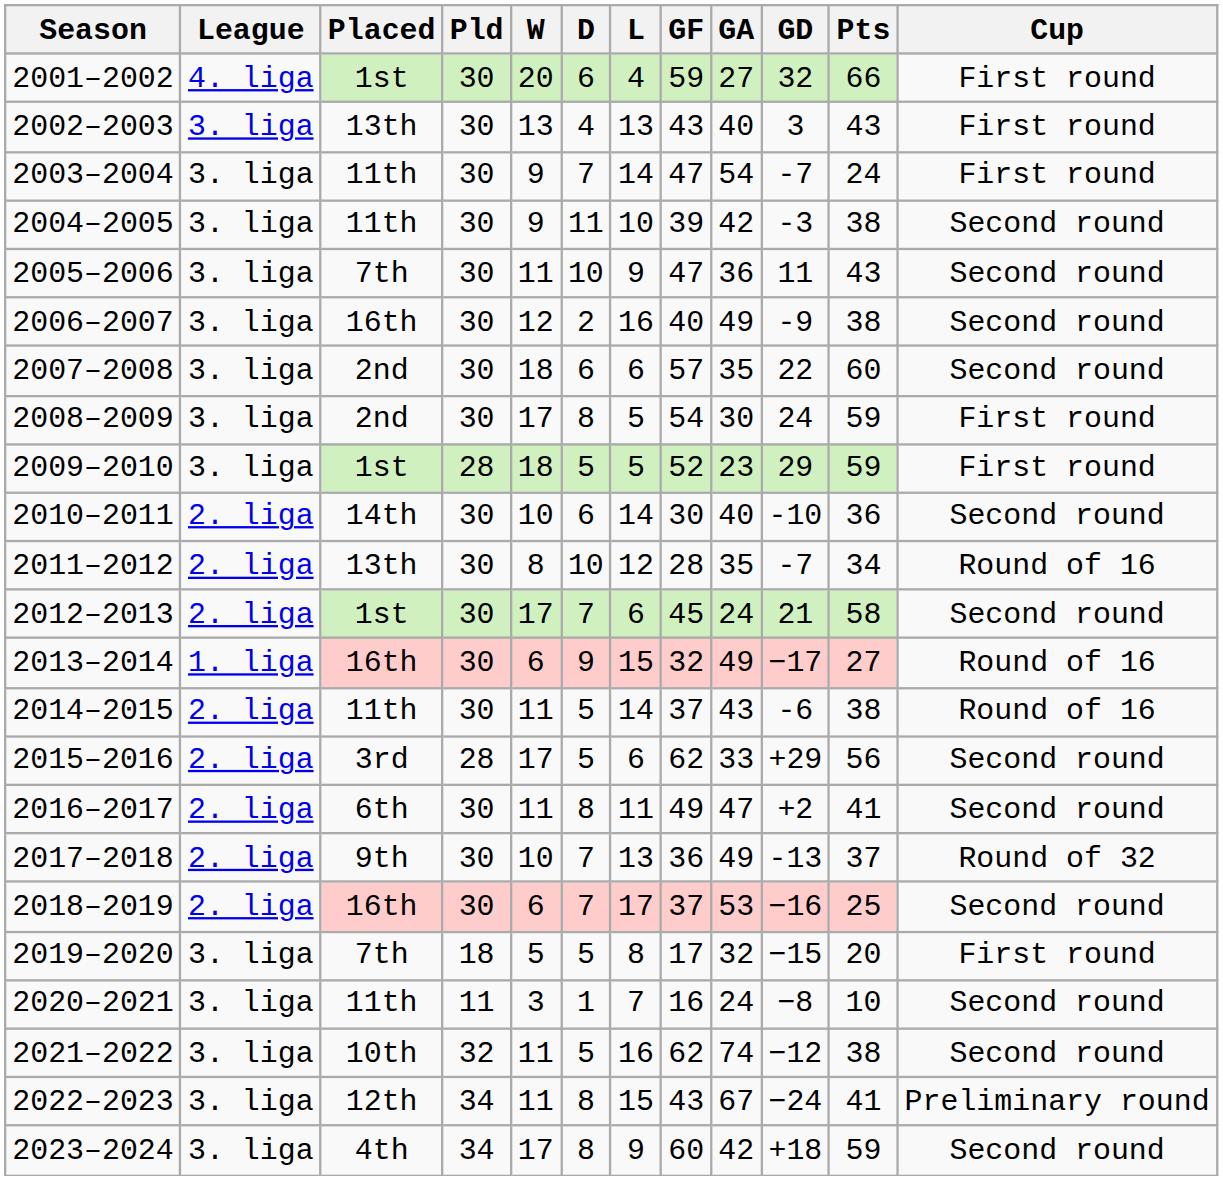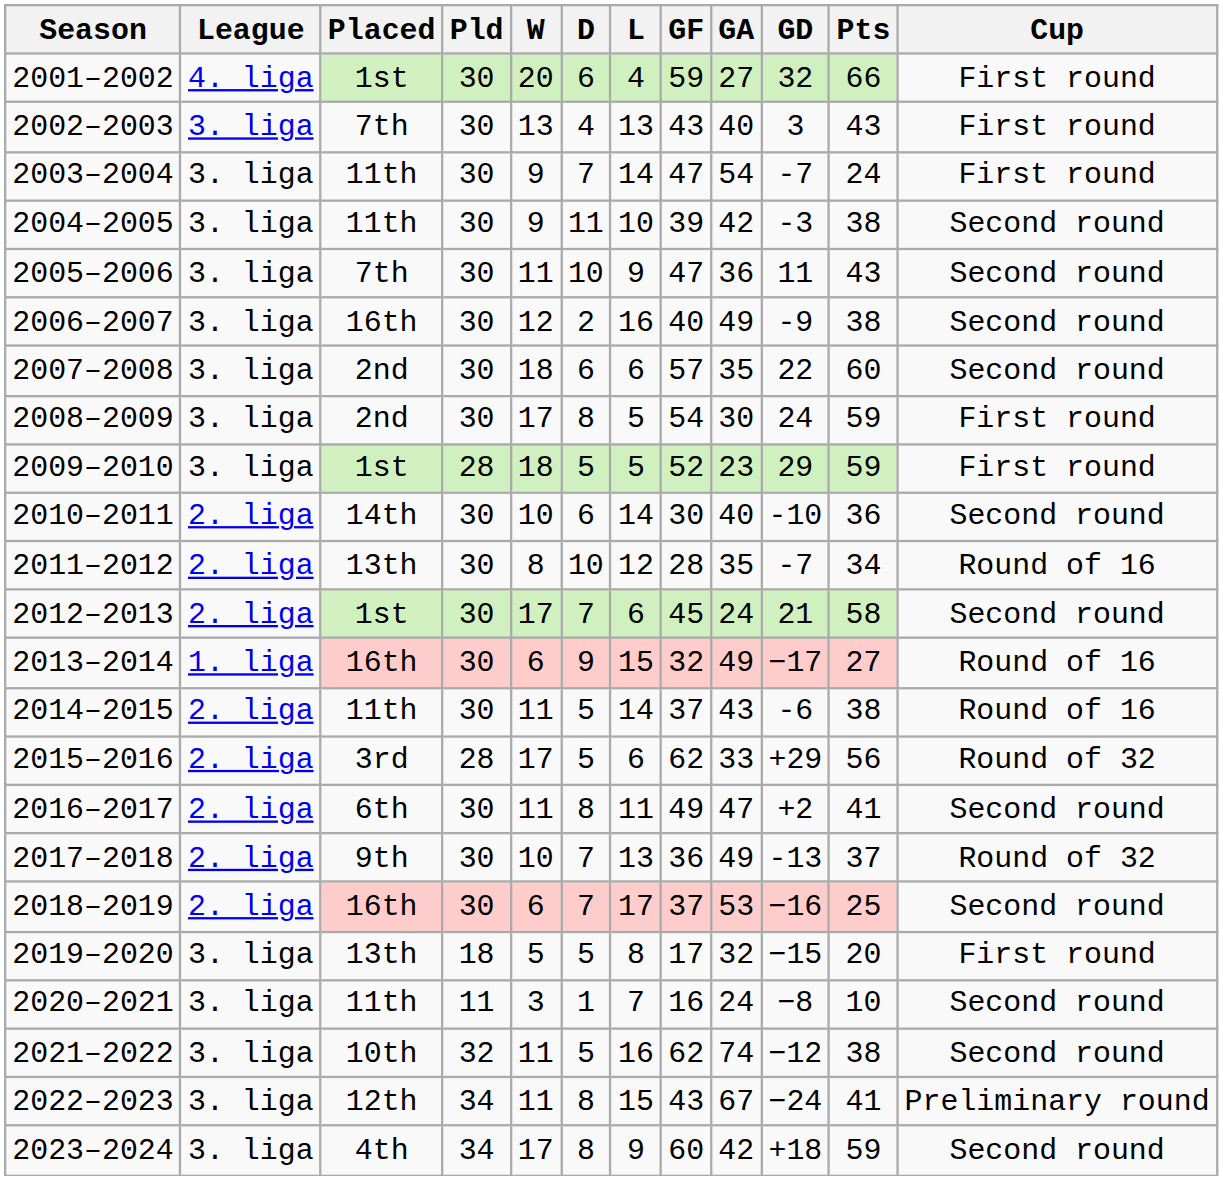(382, 127) 13th -> (382, 127) 7th
(1057, 760) Second round -> (1057, 760) Round of 32
(382, 955) 7th -> (382, 955) 13th
